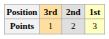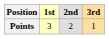columns swapped: (95, 11) <-> (51, 11)
